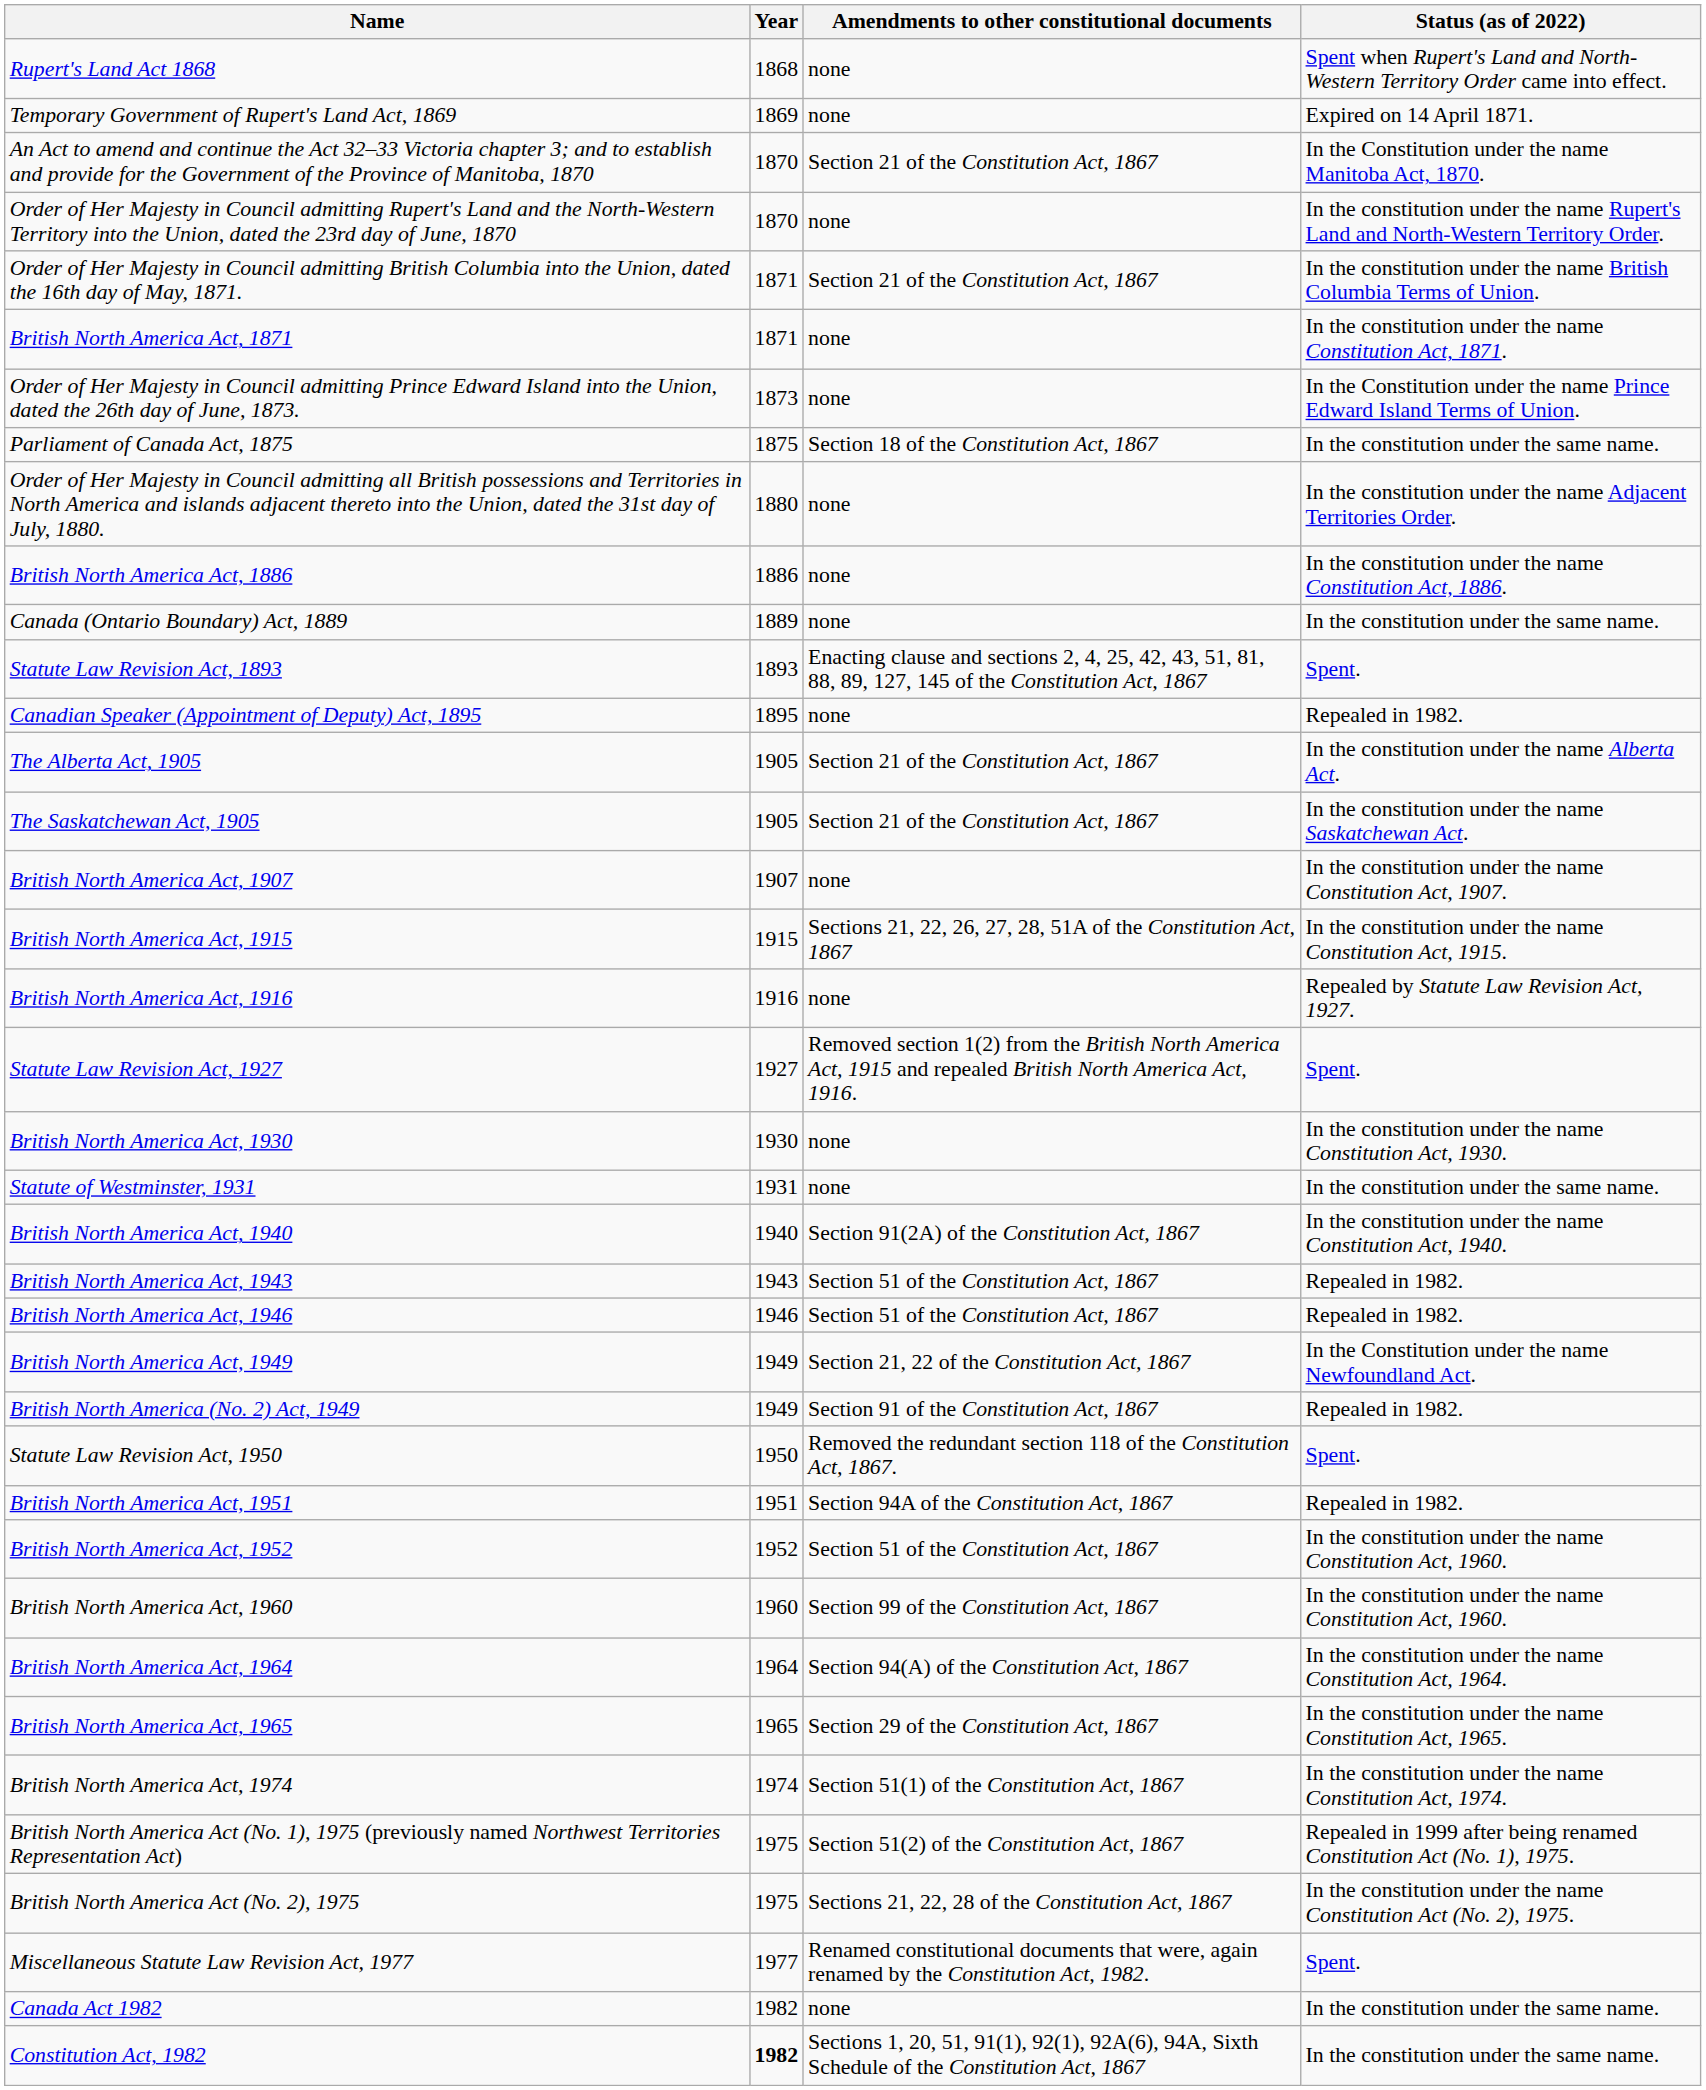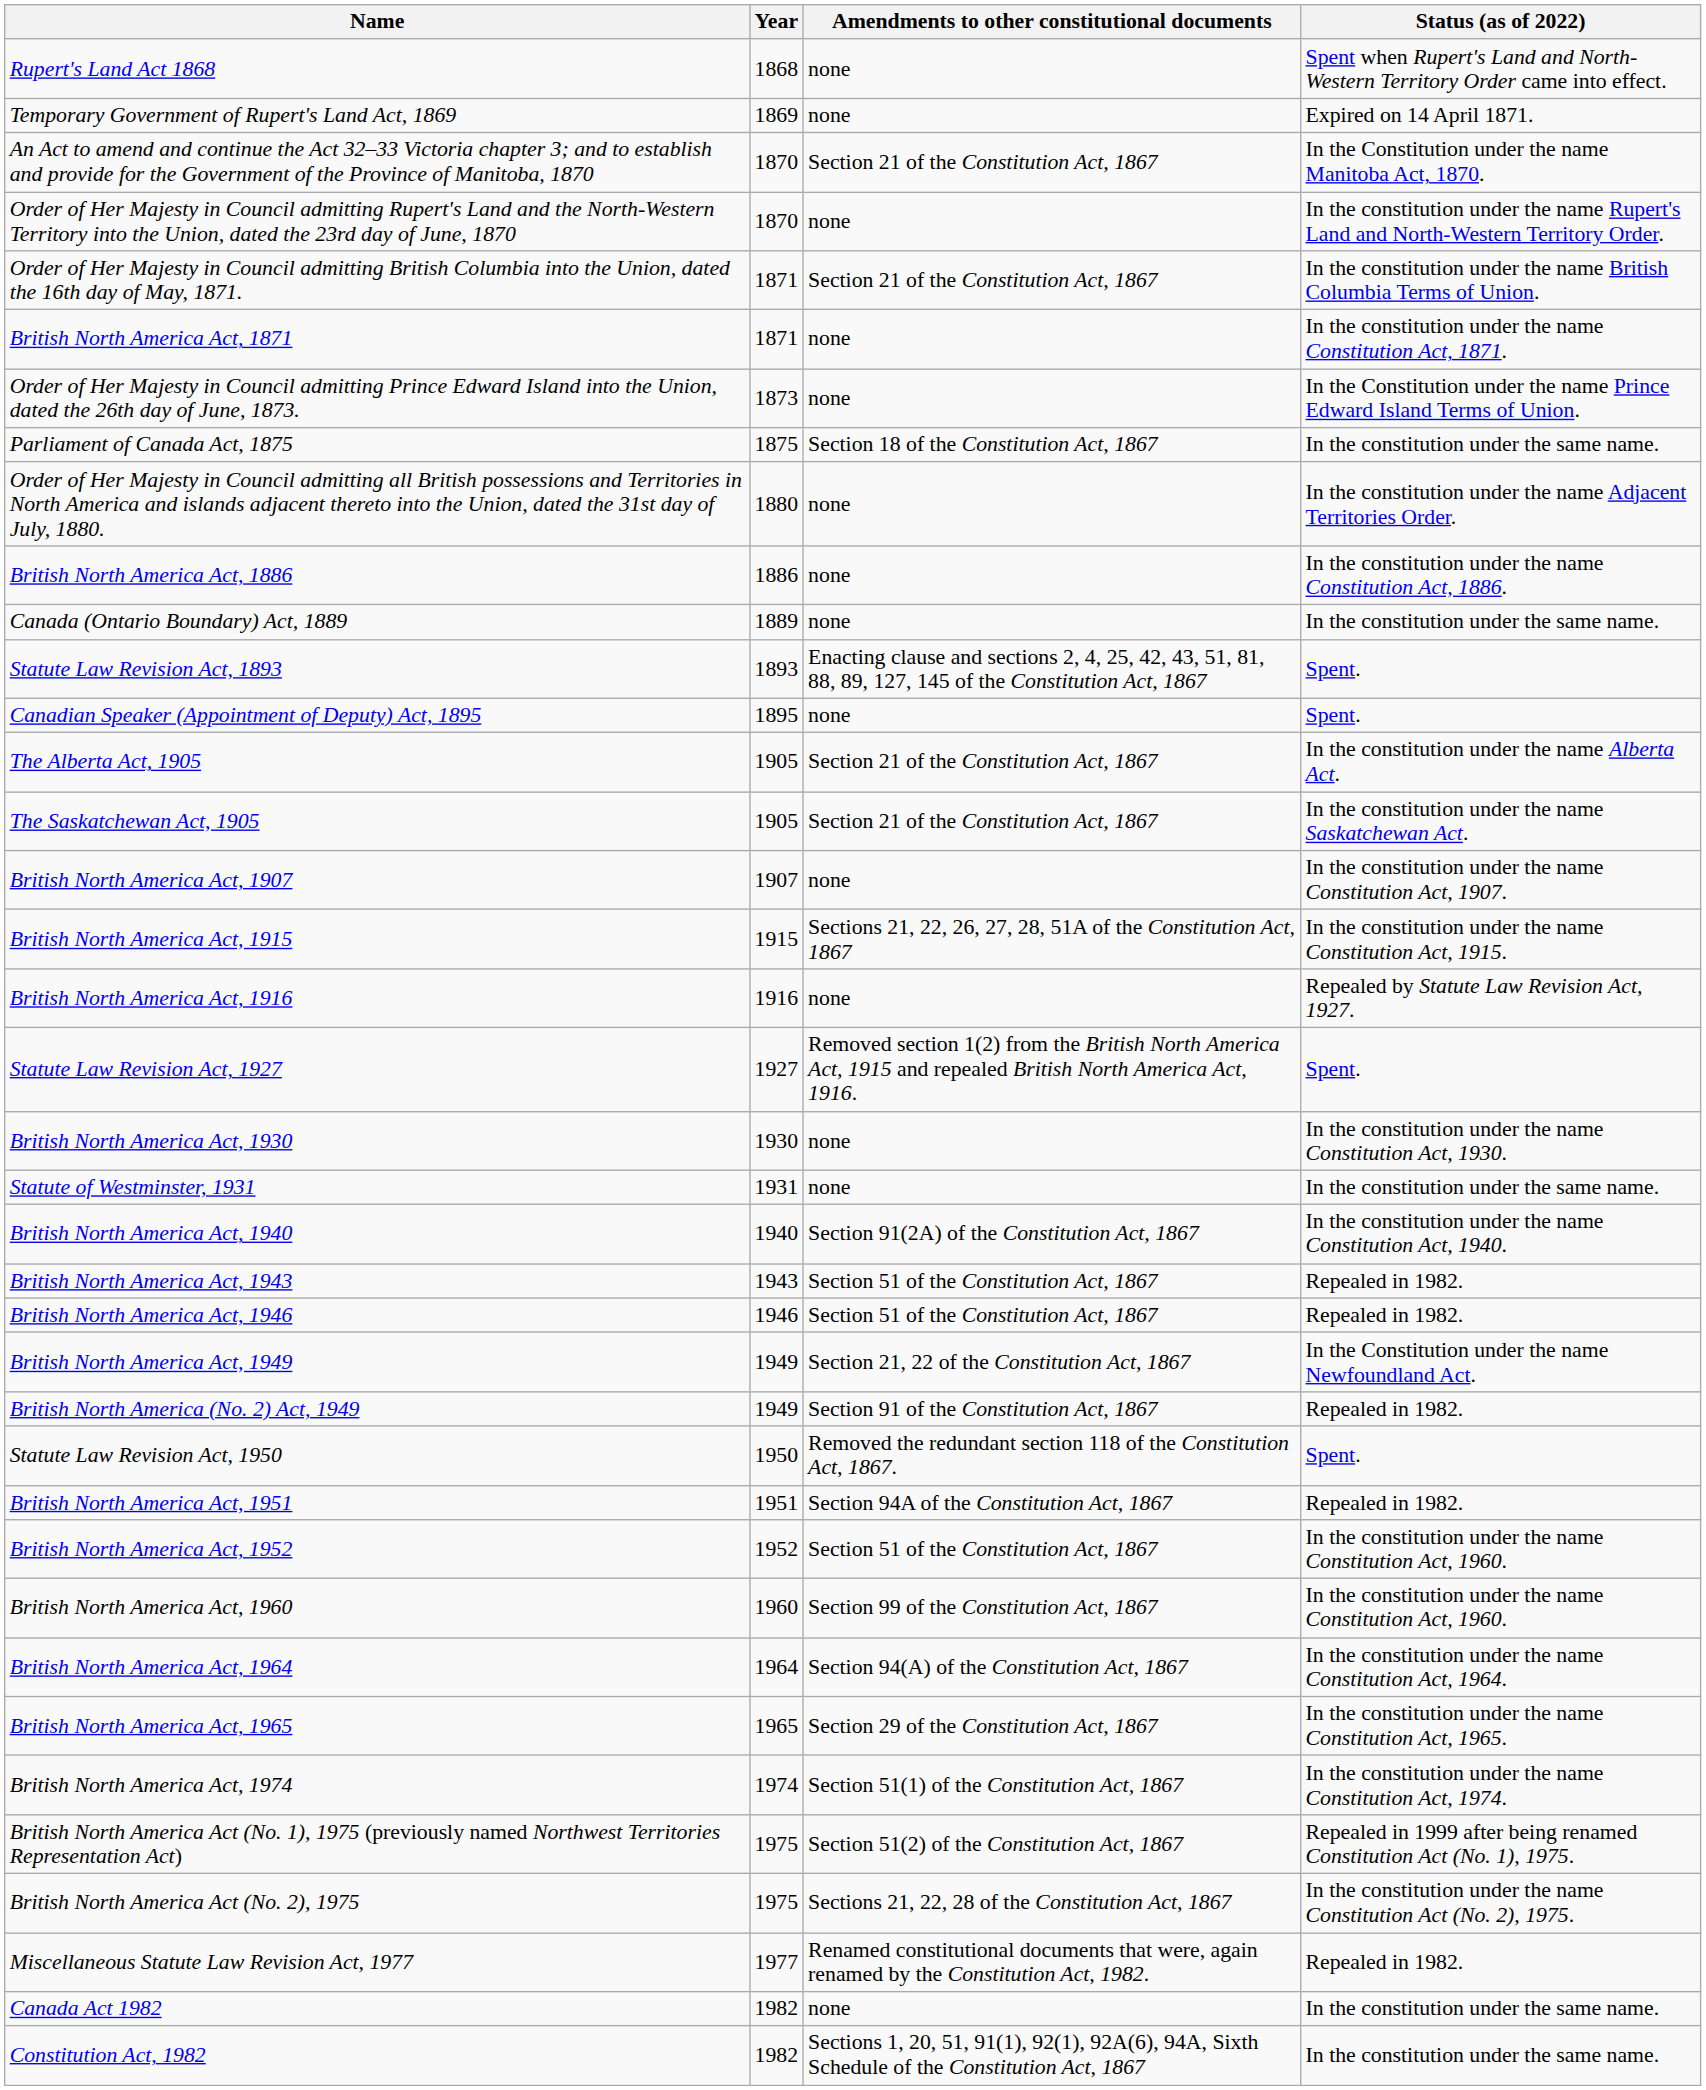(1384, 715) Repealed in 1982. -> (1333, 715) Spent.
(1333, 1961) Spent. -> (1384, 1961) Repealed in 1982.
(776, 2055) bold -> (776, 2055) normal
